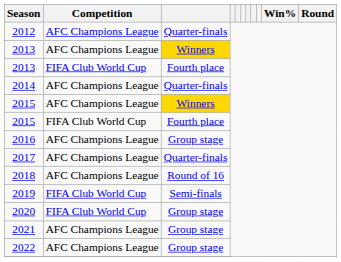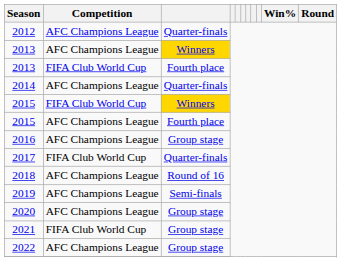(102, 103) AFC Champions League -> (96, 103) FIFA Club World Cup
(96, 121) FIFA Club World Cup -> (102, 121) AFC Champions League
(102, 157) AFC Champions League -> (96, 157) FIFA Club World Cup
(96, 193) FIFA Club World Cup -> (102, 193) AFC Champions League
(96, 211) FIFA Club World Cup -> (102, 211) AFC Champions League
(102, 229) AFC Champions League -> (96, 229) FIFA Club World Cup
